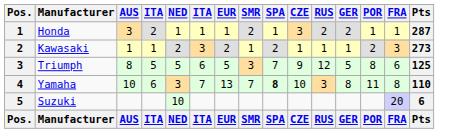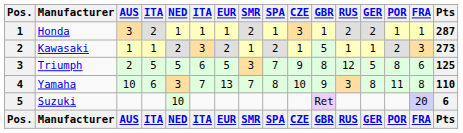+ column: (324, 13)
(129, 66) 8 -> (129, 66) 2
(275, 84) bold -> (275, 84) normal
